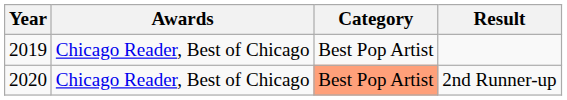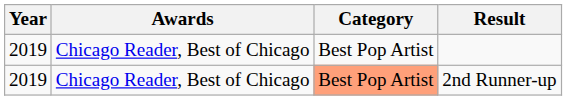(28, 79) 2020 -> (28, 79) 2019
